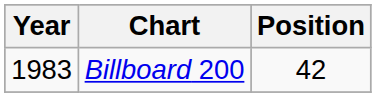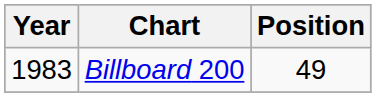(311, 69) 42 -> (311, 69) 49
